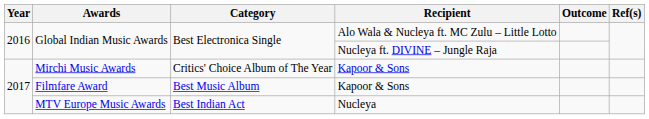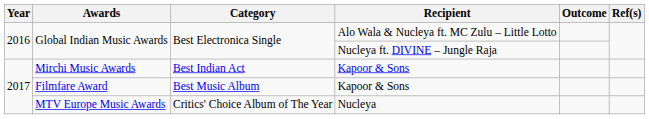(253, 68) Critics' Choice Album of The Year -> (209, 68) Best Indian Act
(209, 104) Best Indian Act -> (253, 104) Critics' Choice Album of The Year
